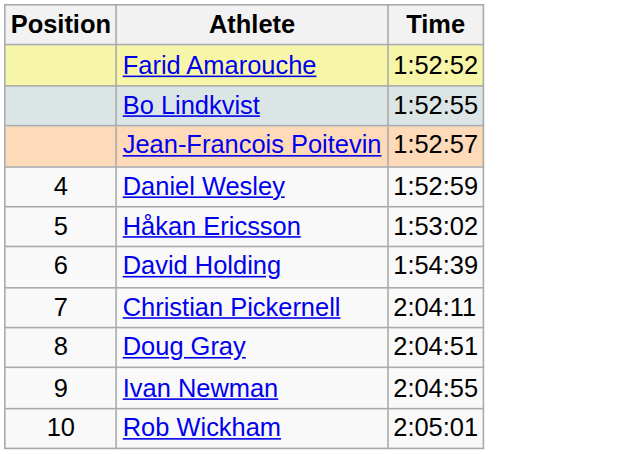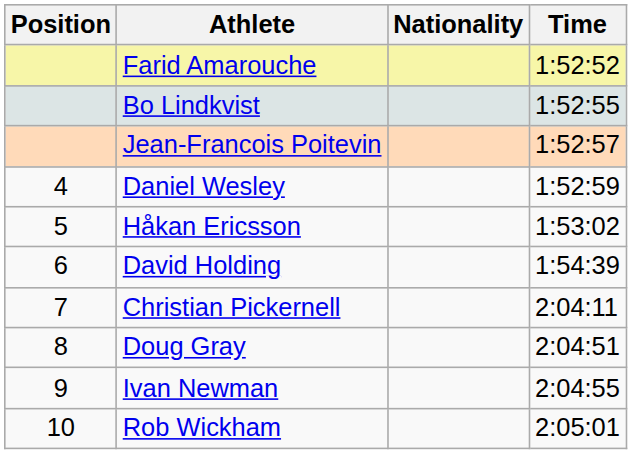+ column: (458, 24)
